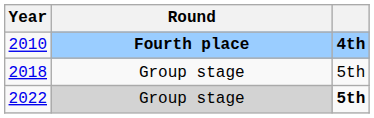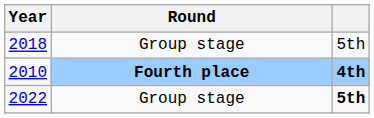rows swapped: (28, 45) <-> (28, 72)
(192, 99) lightgrey background -> (192, 99) no background
